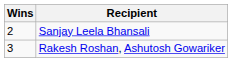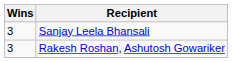(10, 31) 2 -> (10, 31) 3
